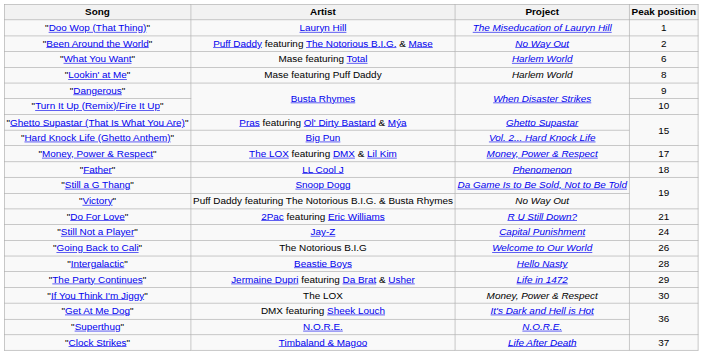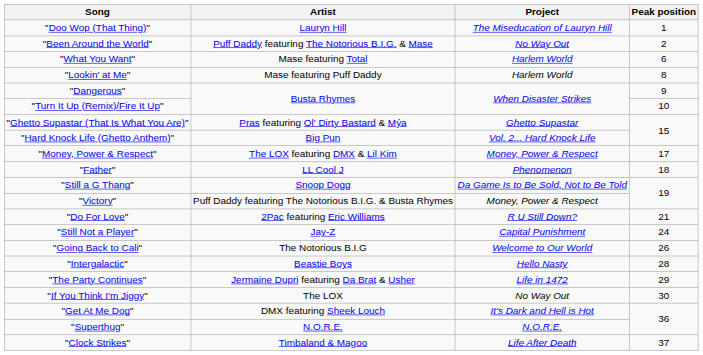(542, 201) No Way Out -> (542, 201) Money, Power & Respect
(542, 295) Money, Power & Respect -> (542, 295) No Way Out
